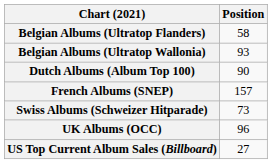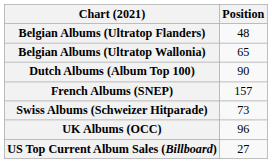(243, 33) 58 -> (243, 33) 48
(243, 52) 93 -> (243, 52) 65
